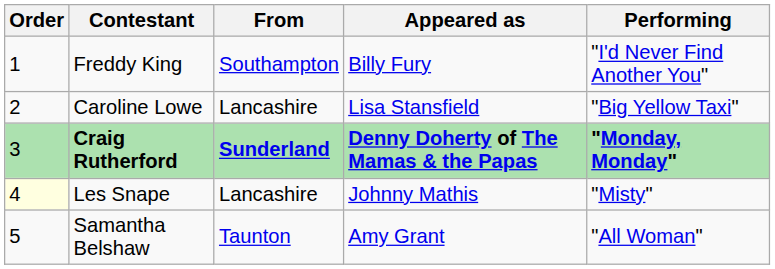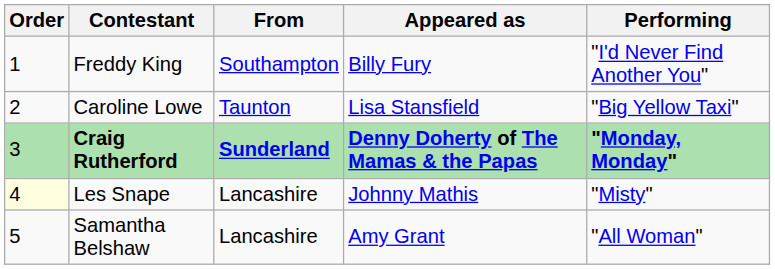(268, 107) Lancashire -> (255, 107) Taunton
(255, 237) Taunton -> (268, 237) Lancashire
